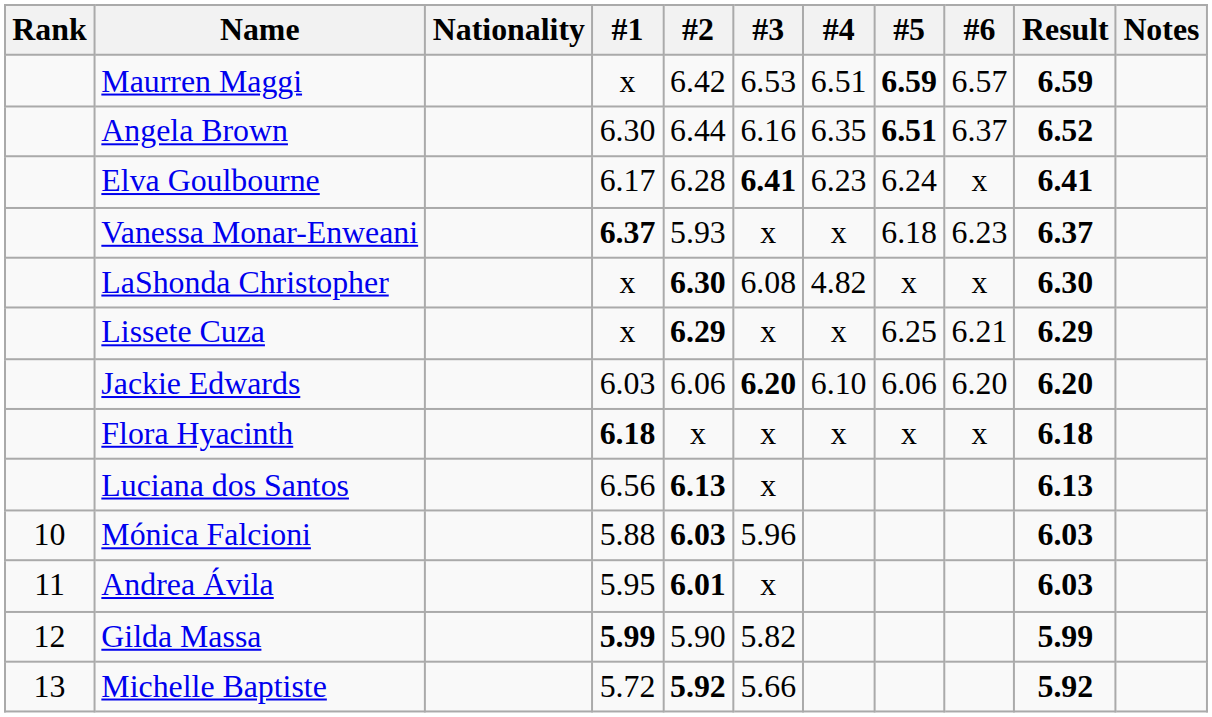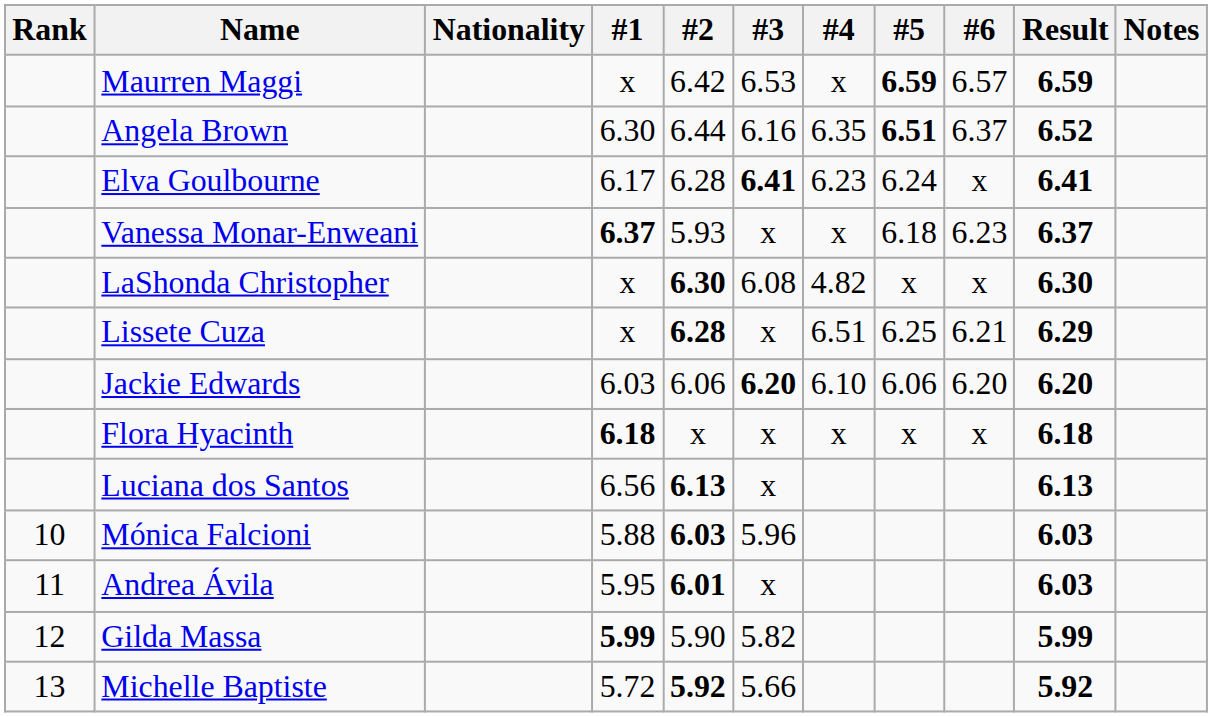(839, 80) 6.51 -> (839, 80) x
(698, 332) 6.29 -> (698, 332) 6.28
(839, 332) x -> (839, 332) 6.51
